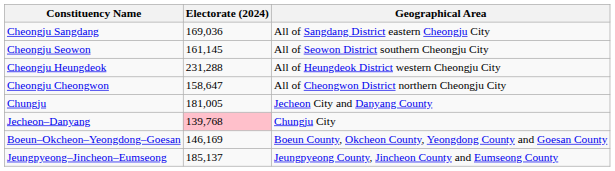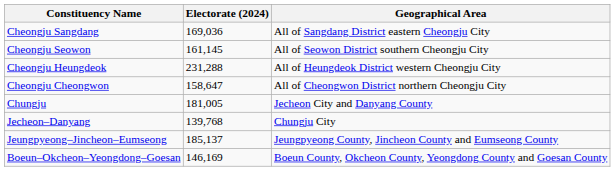(204, 121) pink background -> (204, 121) no background
rows swapped: (94, 139) <-> (87, 157)
